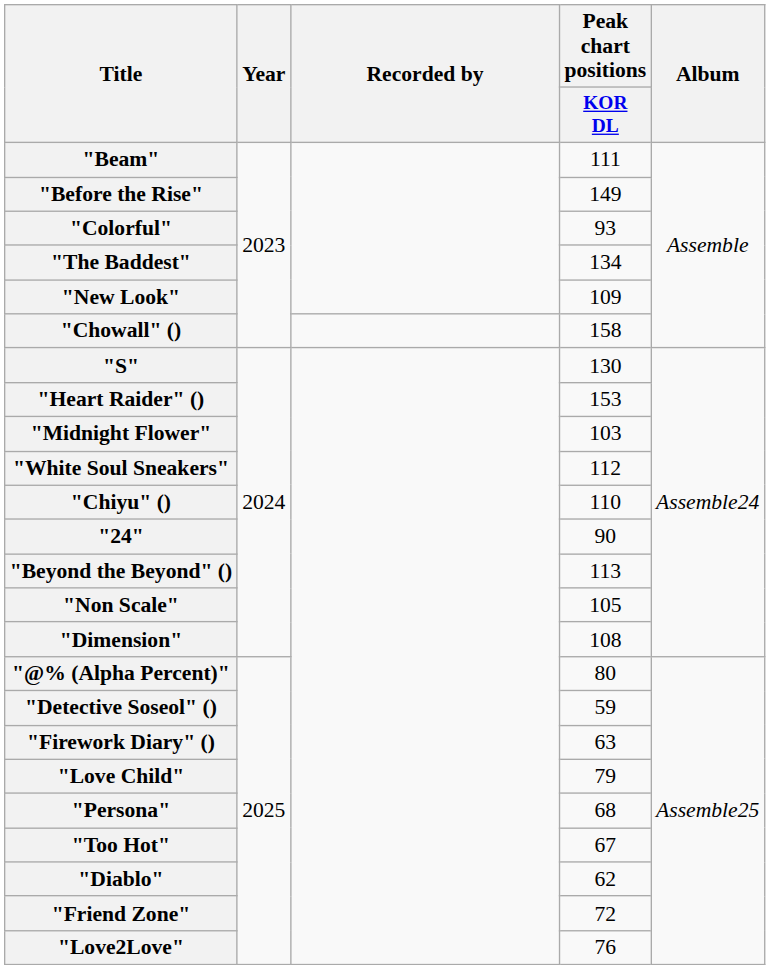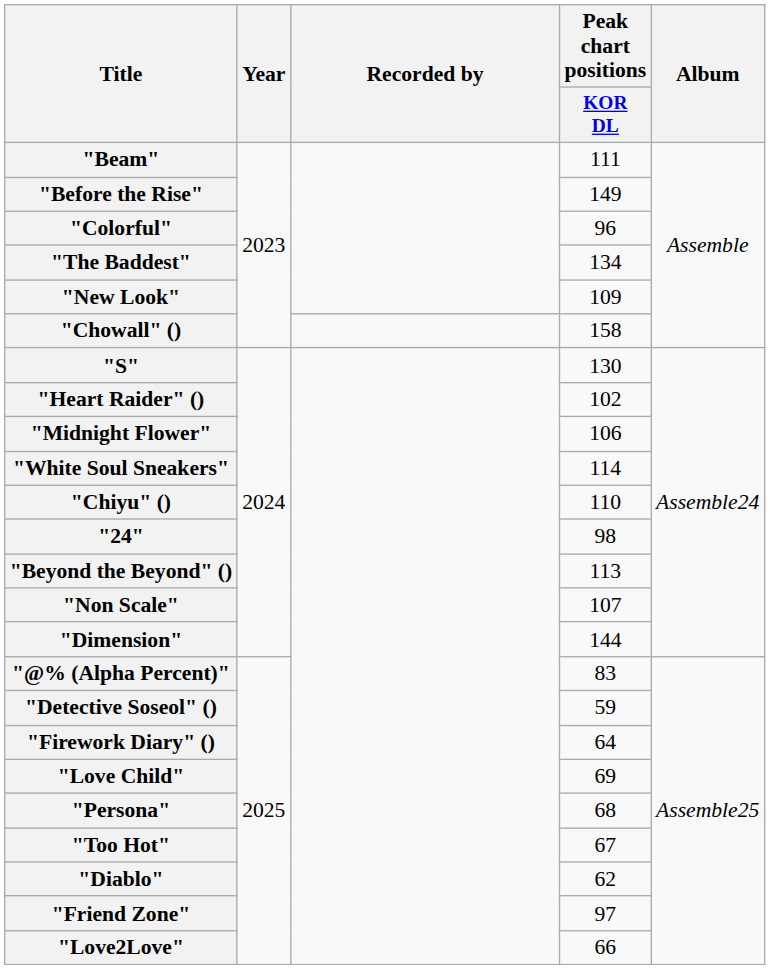(605, 228) 93 -> (605, 228) 96
(605, 399) 153 -> (605, 399) 102
(605, 433) 103 -> (605, 433) 106
(605, 467) 112 -> (605, 467) 114
(605, 536) 90 -> (605, 536) 98
(605, 604) 105 -> (605, 604) 107
(605, 639) 108 -> (605, 639) 144
(605, 673) 80 -> (605, 673) 83
(605, 741) 63 -> (605, 741) 64
(605, 776) 79 -> (605, 776) 69
(605, 913) 72 -> (605, 913) 97
(605, 947) 76 -> (605, 947) 66
